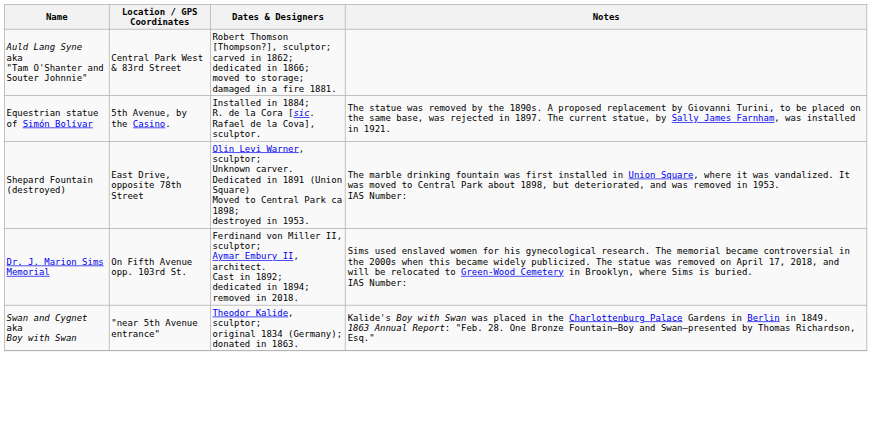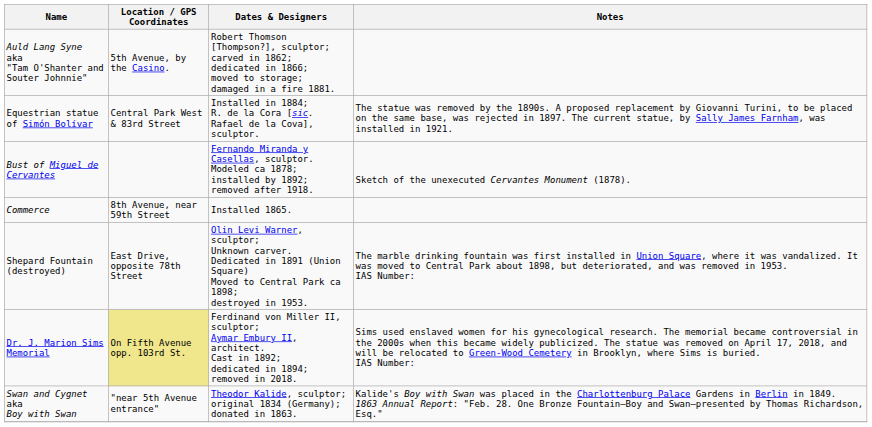(157, 62) Central Park West & 83rd Street -> (148, 62) 5th Avenue, by the Casino.
(149, 119) 5th Avenue, by the Casino. -> (156, 119) Central Park West & 83rd Street
+ row: (52, 169)
+ row: (28, 210)
(152, 267) no background -> (151, 348) khaki background
